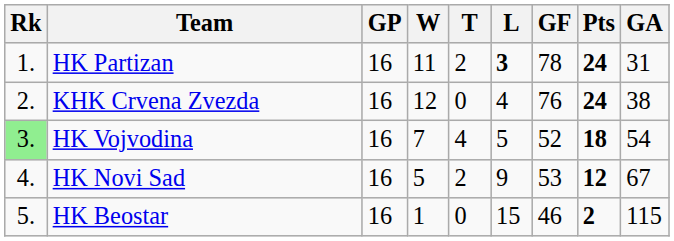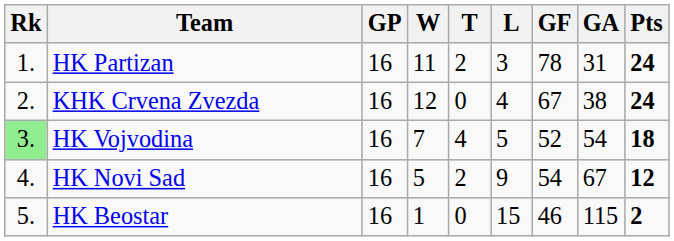columns swapped: (645, 23) <-> (599, 23)
(502, 62) bold -> (502, 62) normal
(550, 100) 76 -> (550, 100) 67
(550, 178) 53 -> (550, 178) 54
